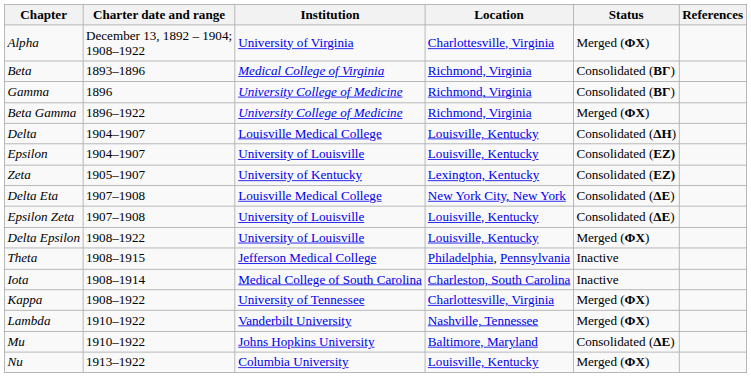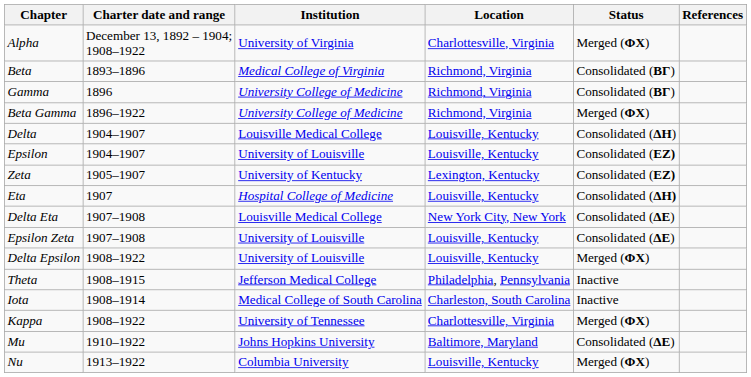+ row: (17, 196)
- row: (29, 320)
